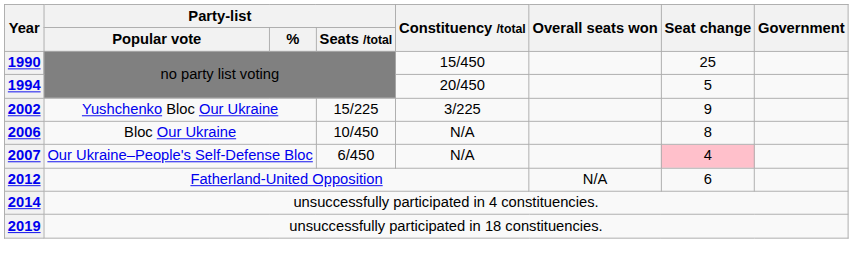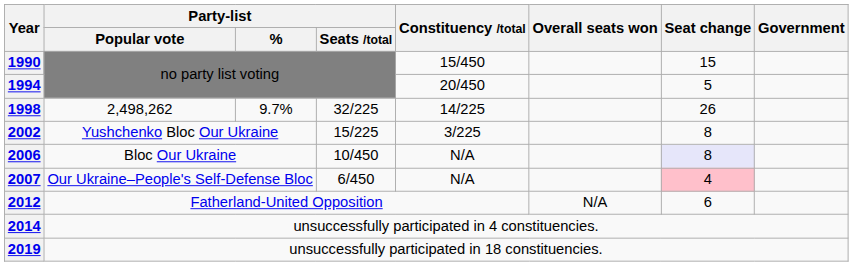(708, 62) 25 -> (708, 62) 15
+ row: (24, 109)
(708, 109) 9 -> (708, 132) 8
(708, 132) no background -> (708, 156) lavender background
